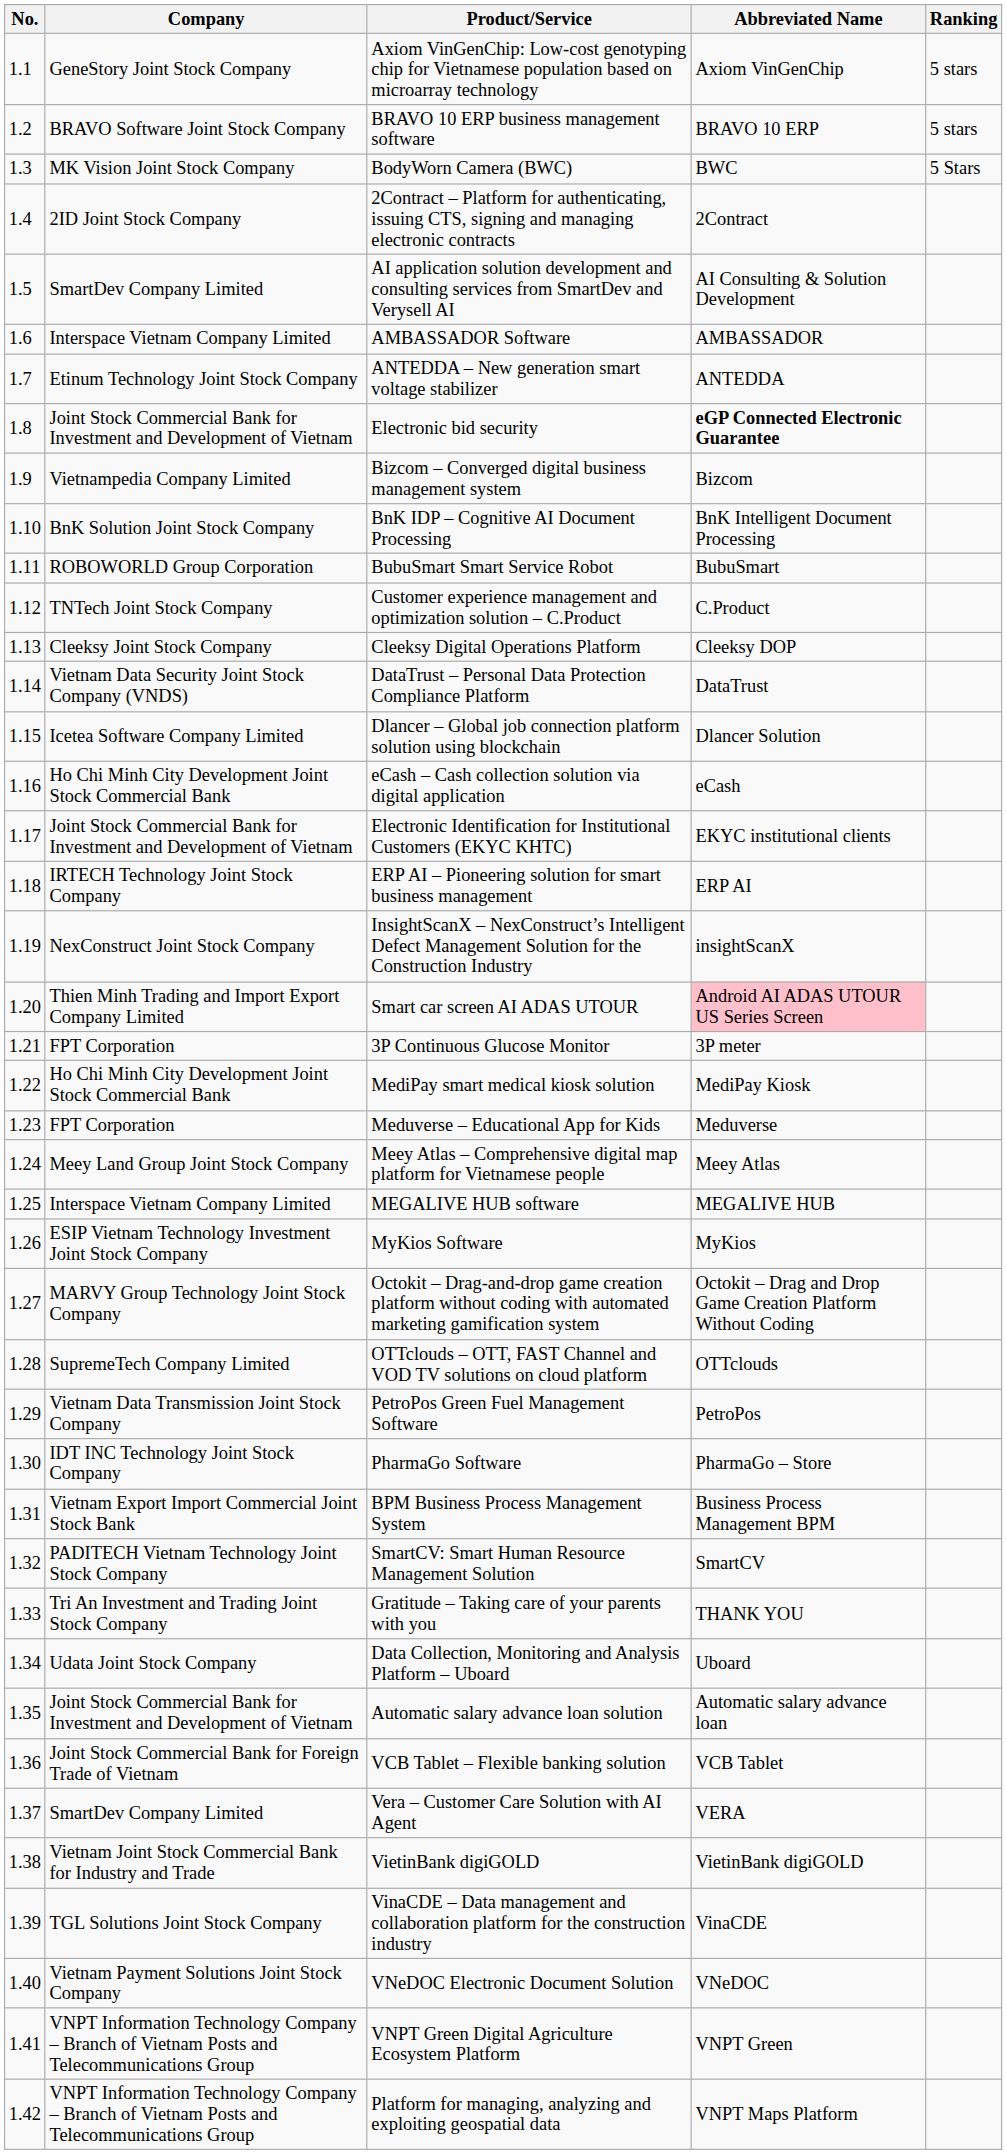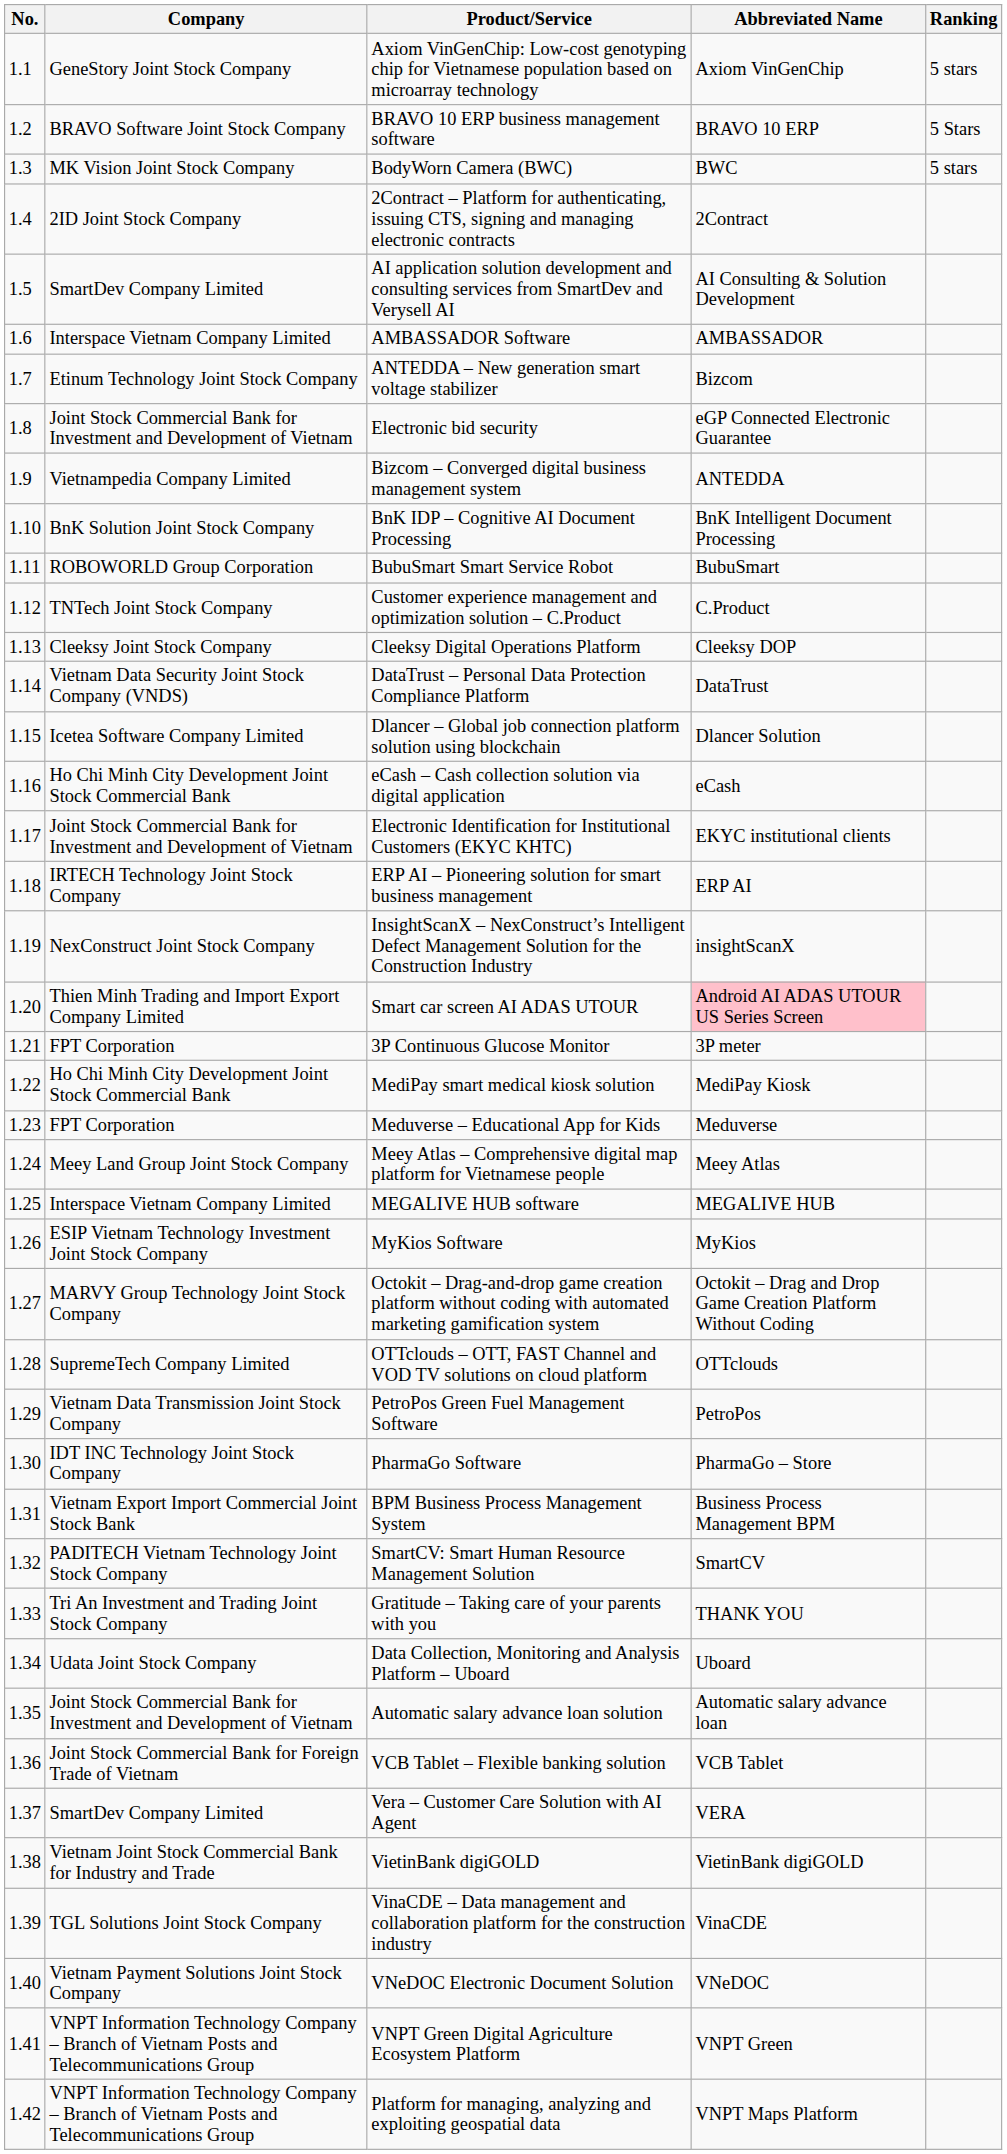(954, 129) 5 stars -> (955, 129) 5 Stars
(955, 168) 5 Stars -> (954, 168) 5 stars
(740, 378) ANTEDDA -> (724, 378) Bizcom
(799, 428) bold -> (793, 428) normal
(724, 478) Bizcom -> (740, 478) ANTEDDA
